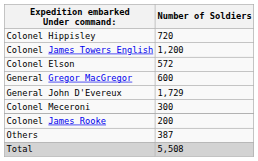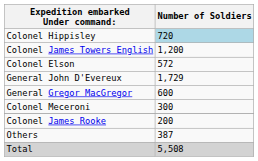(165, 36) no background -> (165, 36) lightblue background
rows swapped: (64, 92) <-> (69, 78)
